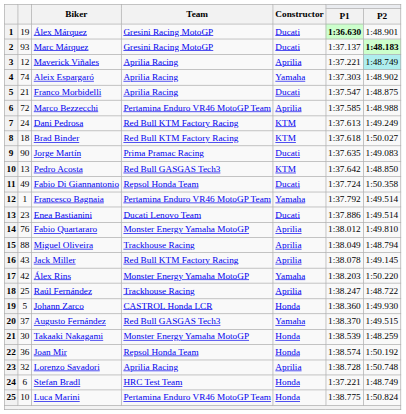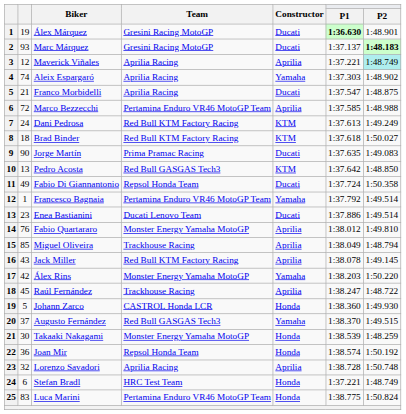(25, 244) 88 -> (25, 244) 85
(25, 290) 25 -> (25, 290) 45
(25, 397) 10 -> (25, 397) 83
